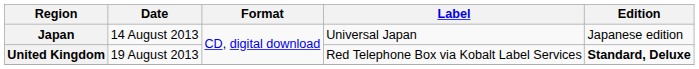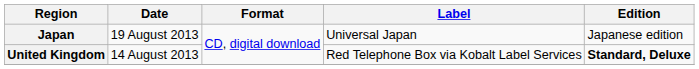(155, 34) 14 August 2013 -> (155, 34) 19 August 2013
(155, 54) 19 August 2013 -> (155, 54) 14 August 2013
